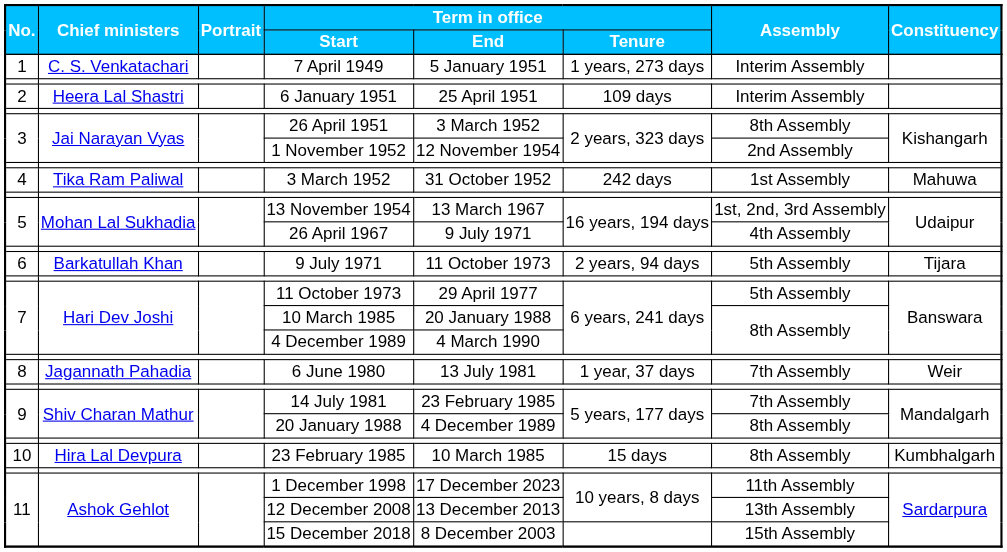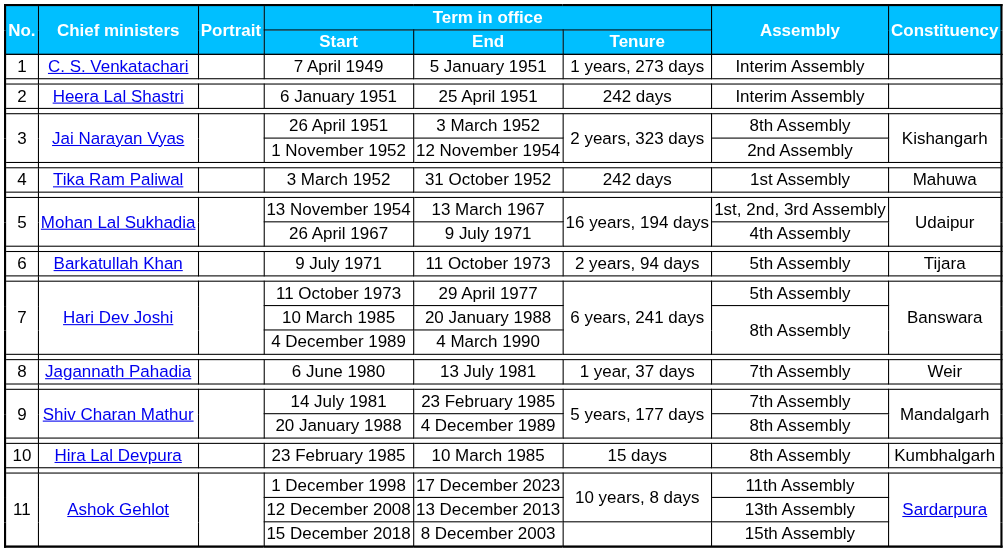(637, 96) 109 days -> (637, 96) 242 days
